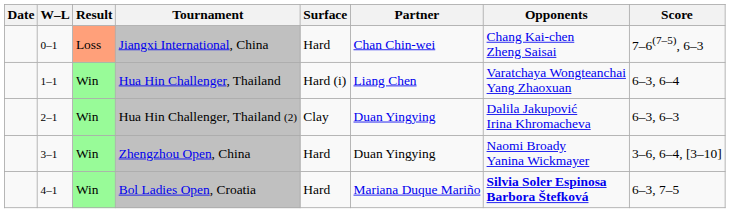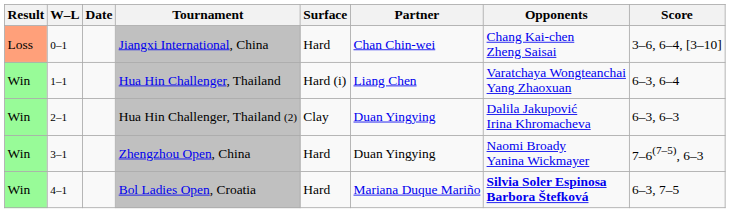columns swapped: (94, 15) <-> (21, 15)
(668, 44) 7–6(7–5), 6–3 -> (677, 44) 3–6, 6–4, [3–10]
(677, 153) 3–6, 6–4, [3–10] -> (668, 153) 7–6(7–5), 6–3
